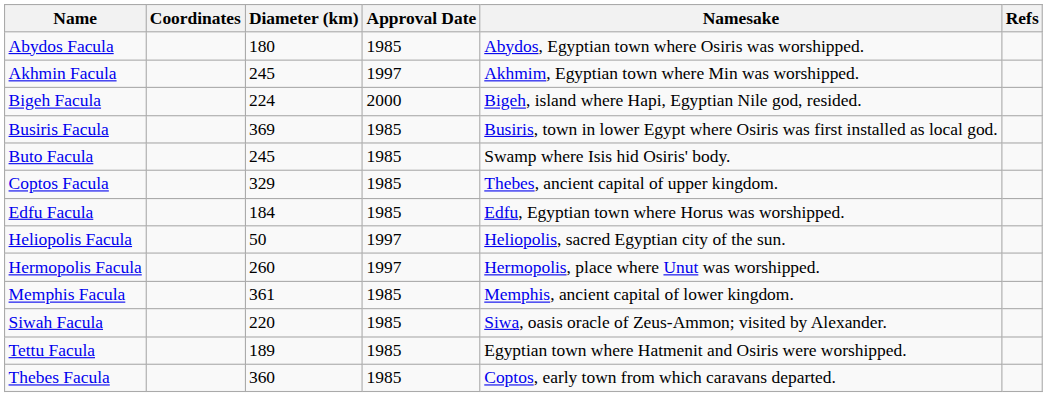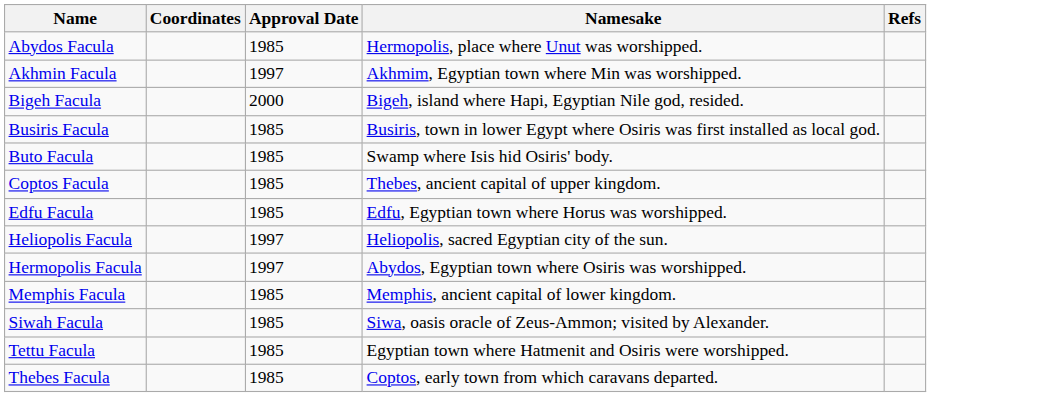- column: (304, 18)
(674, 45) Abydos, Egyptian town where Osiris was worshipped. -> (534, 45) Hermopolis, place where Unut was worshipped.
(652, 267) Hermopolis, place where Unut was worshipped. -> (556, 267) Abydos, Egyptian town where Osiris was worshipped.
